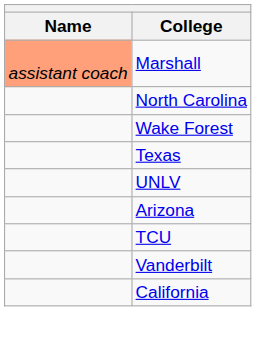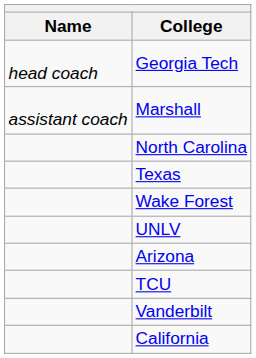+ row: (187, 63)
(68, 73) lightsalmon background -> (68, 119) no background
rows swapped: (184, 127) <-> (158, 155)
